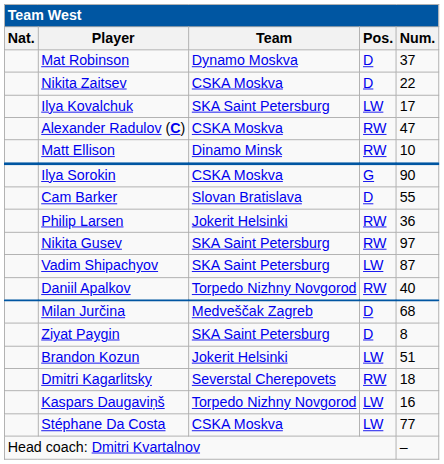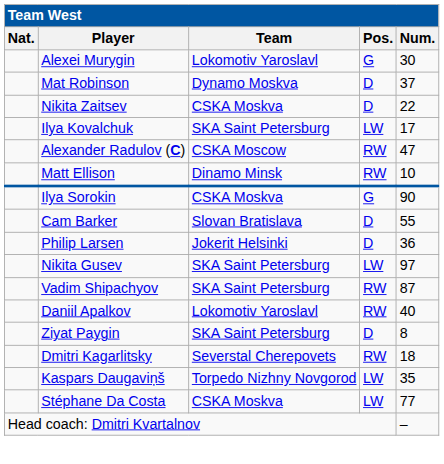+ row: (88, 60)
(237, 128) CSKA Moskva -> (239, 151) CSKA Moscow
(375, 220) RW -> (368, 243) D
(375, 243) RW -> (373, 265) LW
(373, 265) LW -> (375, 288) RW
(274, 288) Torpedo Nizhny Novgorod -> (255, 311) Lokomotiv Yaroslavl
- row: (83, 312)
- row: (90, 357)
(408, 402) 16 -> (408, 378) 35
